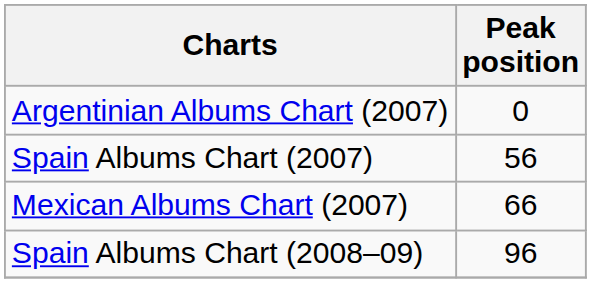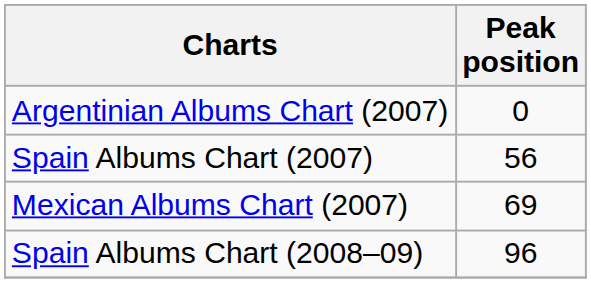(521, 205) 66 -> (521, 205) 69
